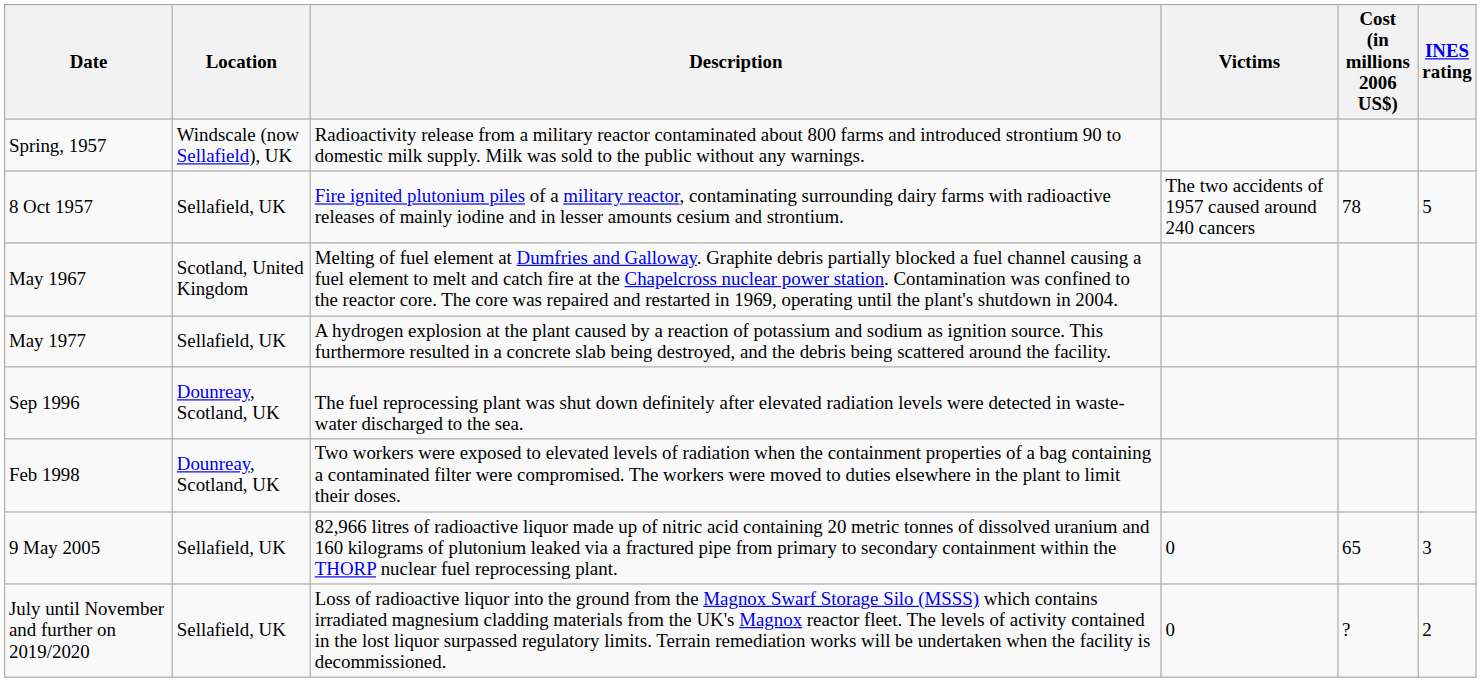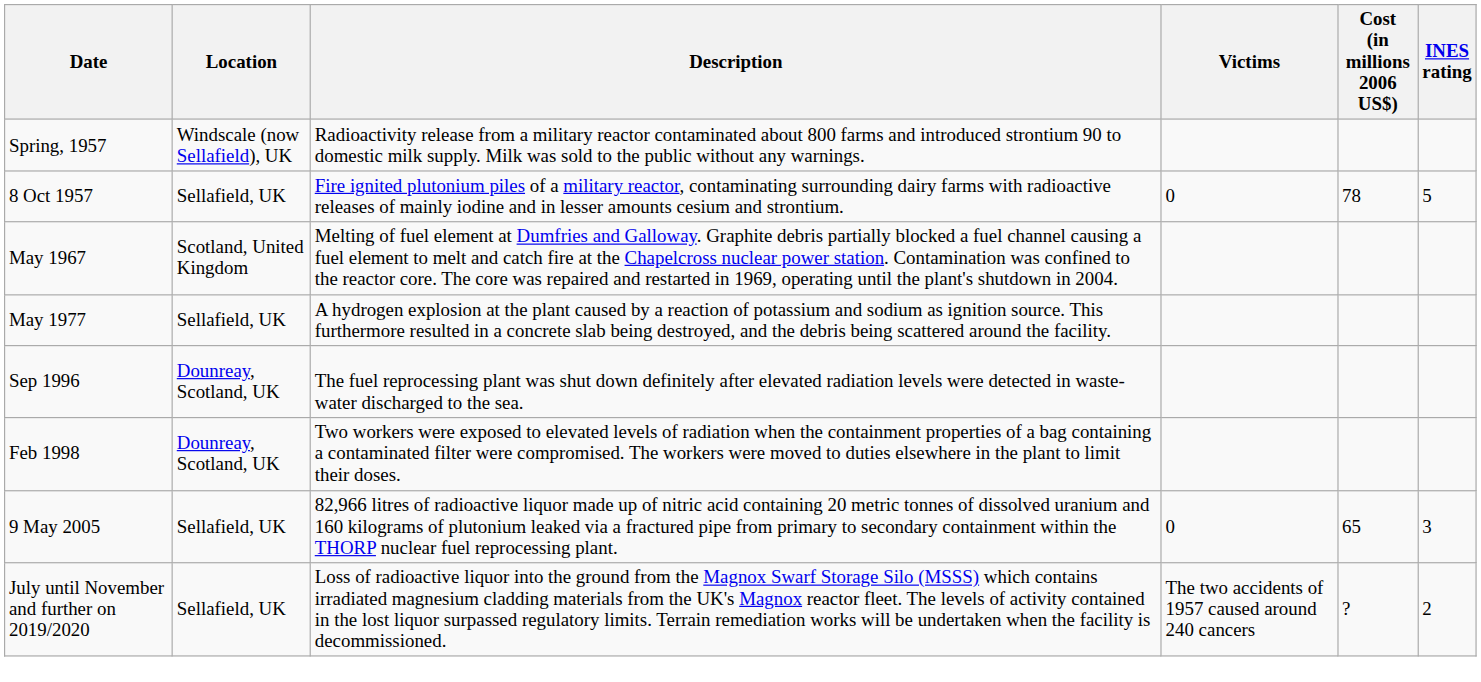(1244, 206) The two accidents of 1957 caused around 240 cancers -> (1170, 196) 0
(1170, 630) 0 -> (1244, 609) The two accidents of 1957 caused around 240 cancers
